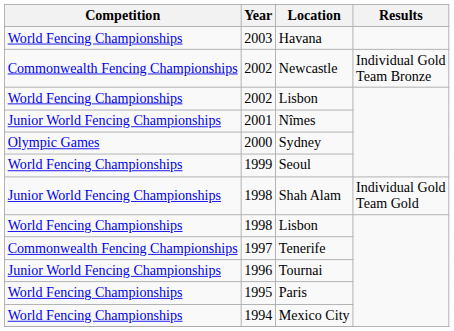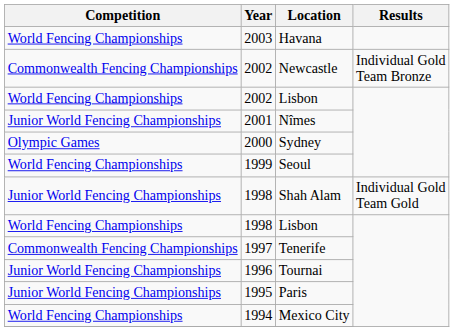(95, 292) World Fencing Championships -> (114, 292) Junior World Fencing Championships
